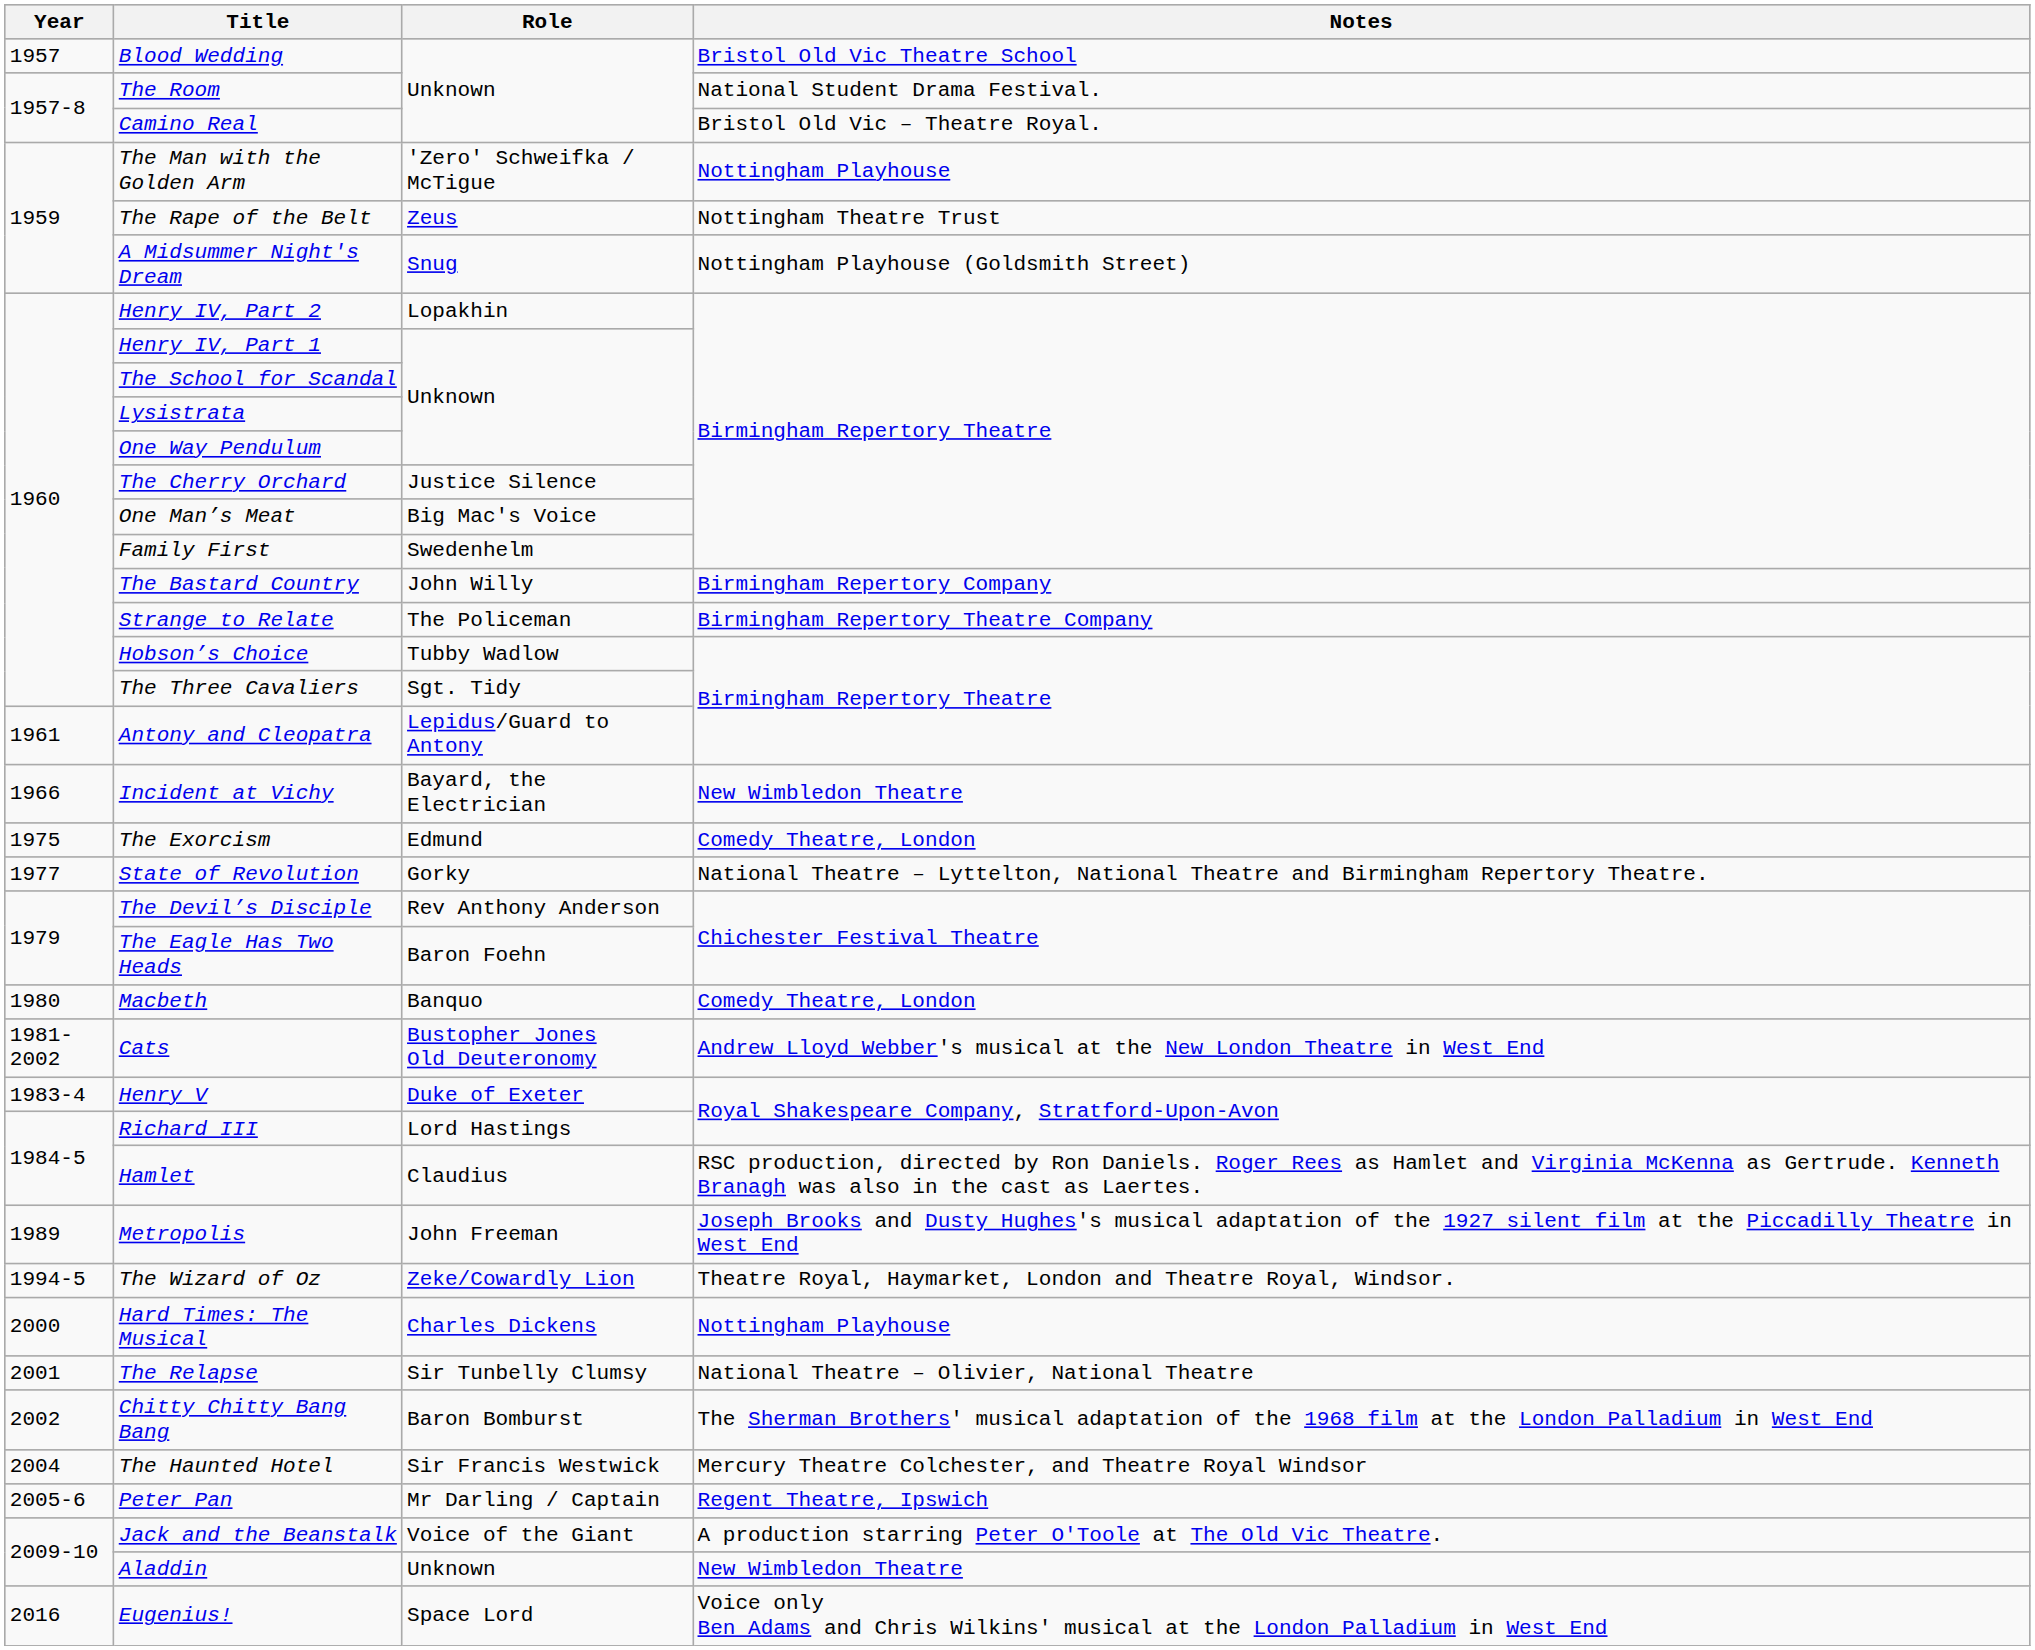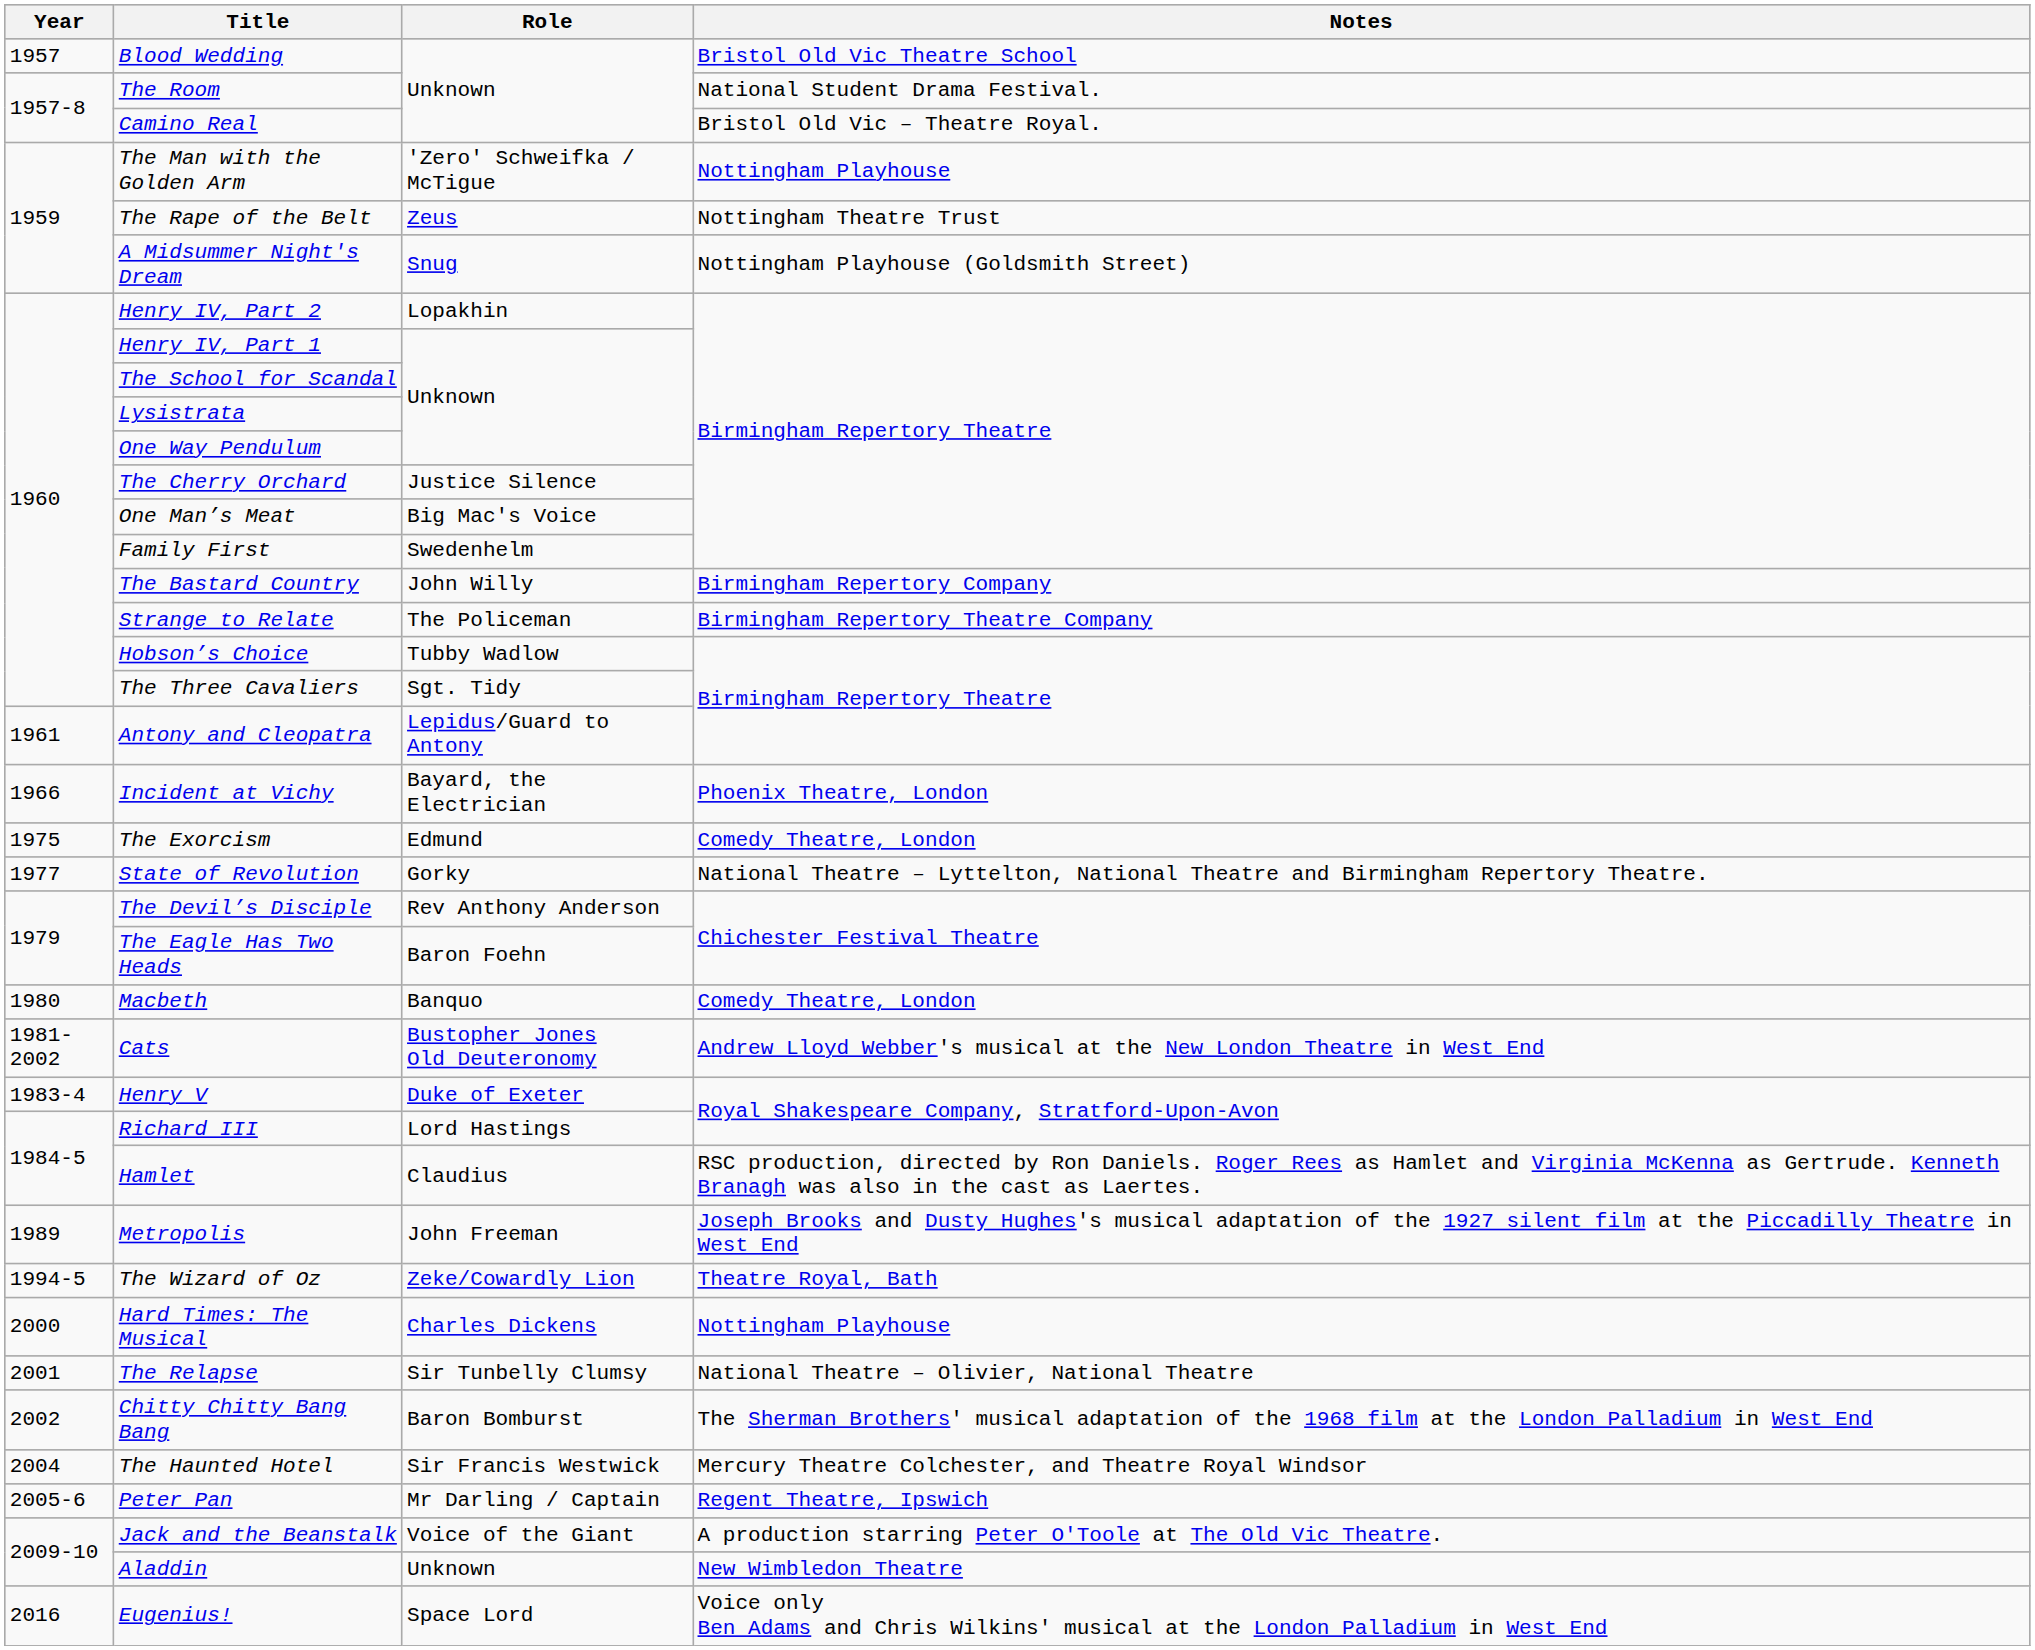(830, 793) New Wimbledon Theatre -> (843, 793) Phoenix Theatre, London
(1077, 1280) Theatre Royal, Haymarket, London and Theatre Royal, Windsor. -> (818, 1280) Theatre Royal, Bath
